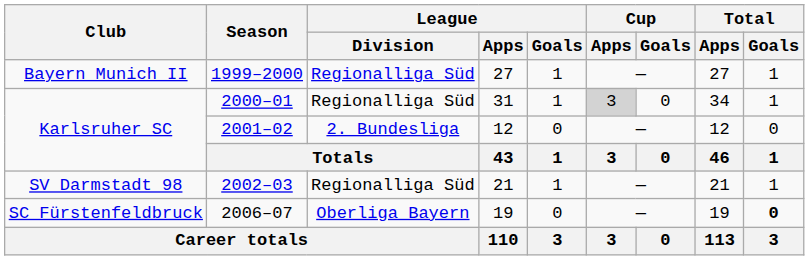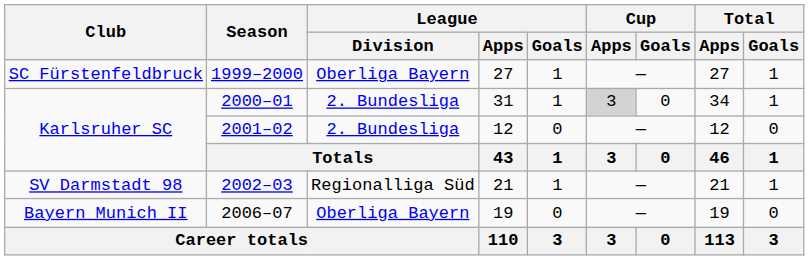(106, 74) Bayern Munich II -> (106, 74) SC Fürstenfeldbruck
(393, 74) Regionalliga Süd -> (393, 74) Oberliga Bayern
(393, 102) Regionalliga Süd -> (393, 102) 2. Bundesliga
(106, 213) SC Fürstenfeldbruck -> (106, 213) Bayern Munich II
(774, 213) bold -> (774, 213) normal
